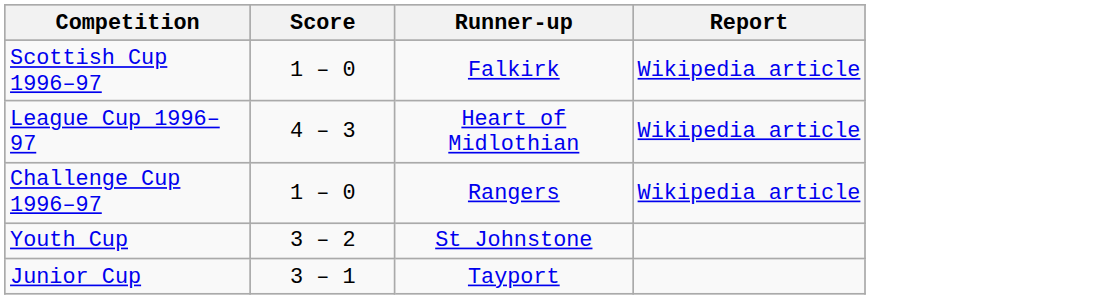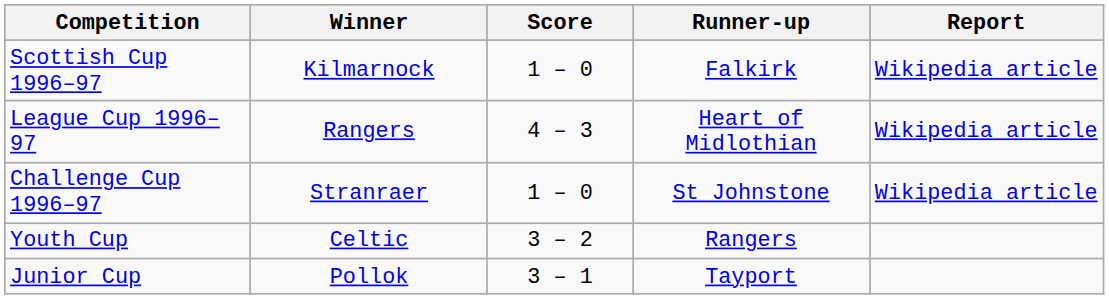+ column: (369, 23)
(514, 192) Rangers -> (751, 192) St Johnstone
(514, 241) St Johnstone -> (751, 241) Rangers
